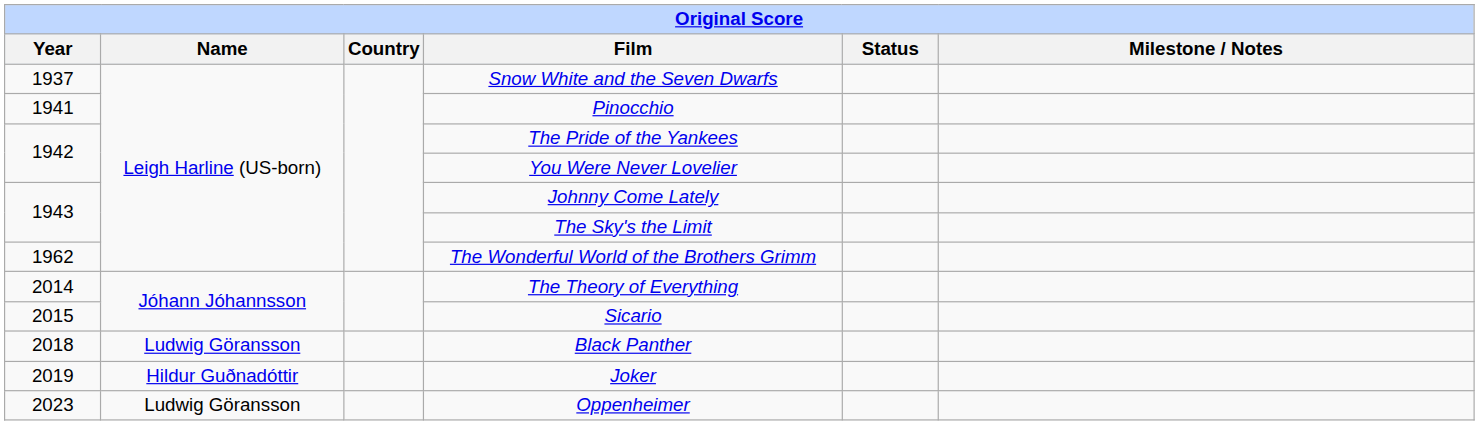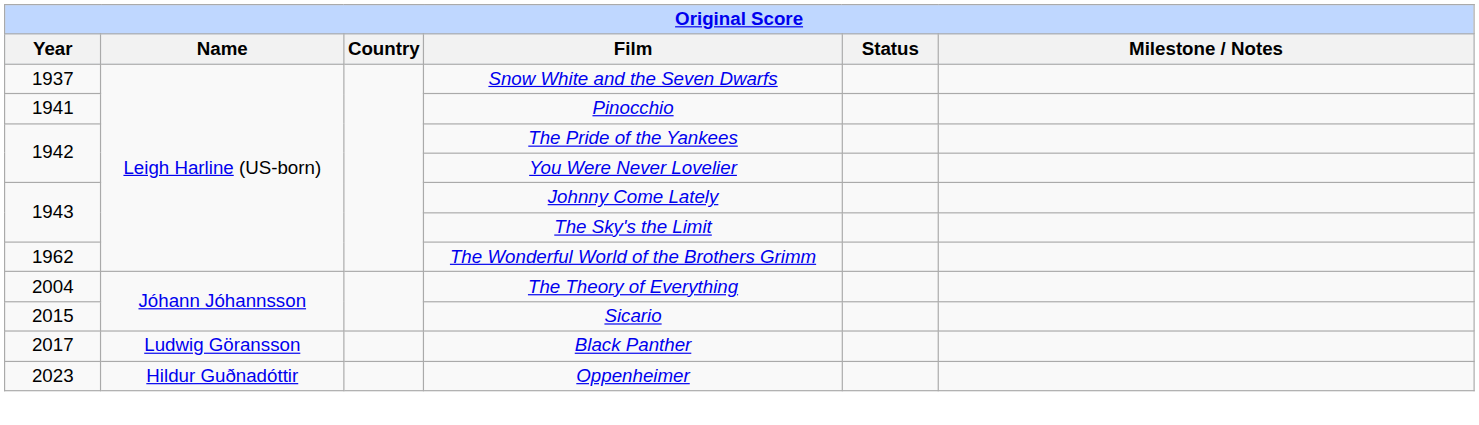(53, 286) 2014 -> (53, 286) 2004
(53, 345) 2018 -> (53, 345) 2017
- row: (633, 375)
(222, 405) Ludwig Göransson -> (222, 375) Hildur Guðnadóttir
